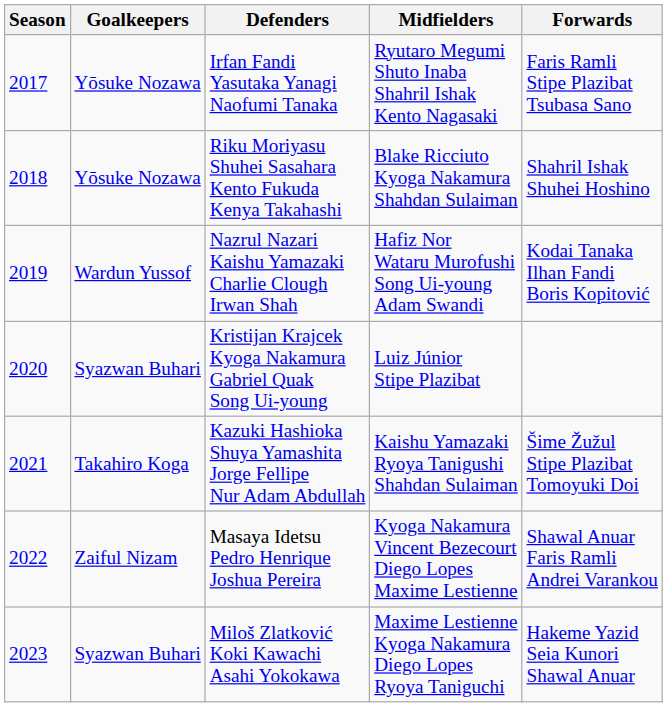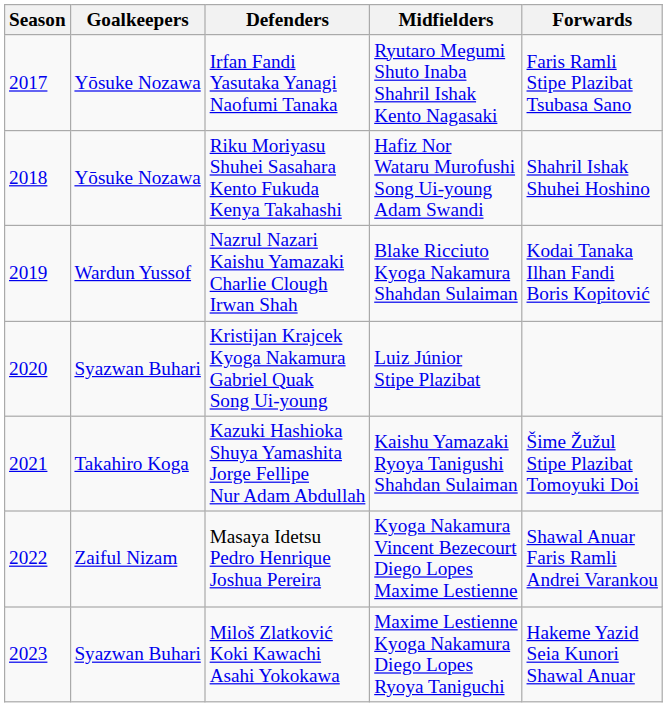(446, 177) Blake Ricciuto Kyoga Nakamura Shahdan Sulaiman -> (445, 177) Hafiz Nor Wataru Murofushi Song Ui-young Adam Swandi
(445, 273) Hafiz Nor Wataru Murofushi Song Ui-young Adam Swandi -> (446, 273) Blake Ricciuto Kyoga Nakamura Shahdan Sulaiman
